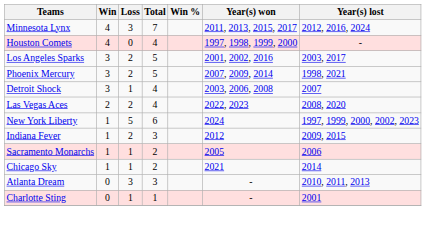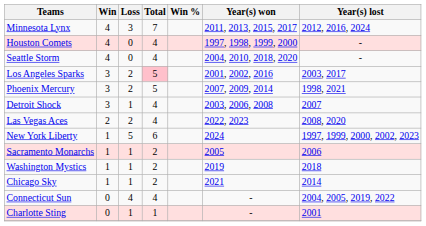+ row: (33, 58)
(155, 58) no background -> (155, 74) pink background
- row: (34, 136)
+ row: (46, 167)
+ row: (39, 197)
- row: (35, 182)
